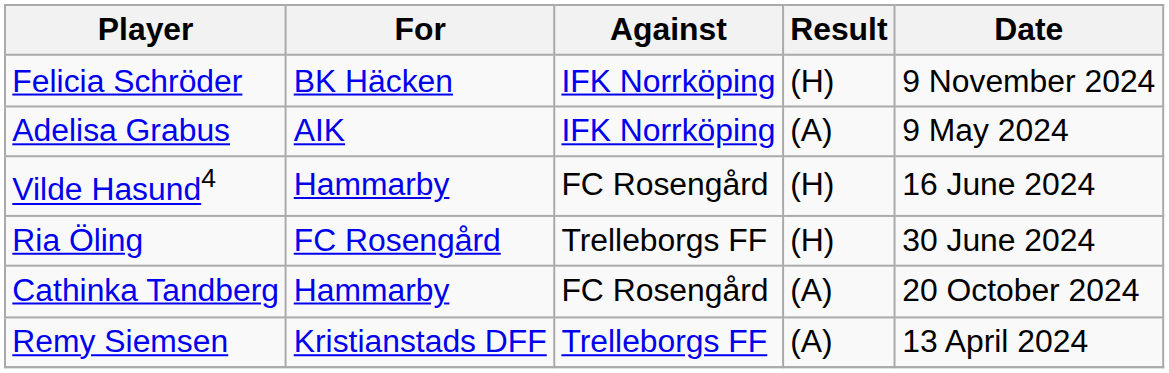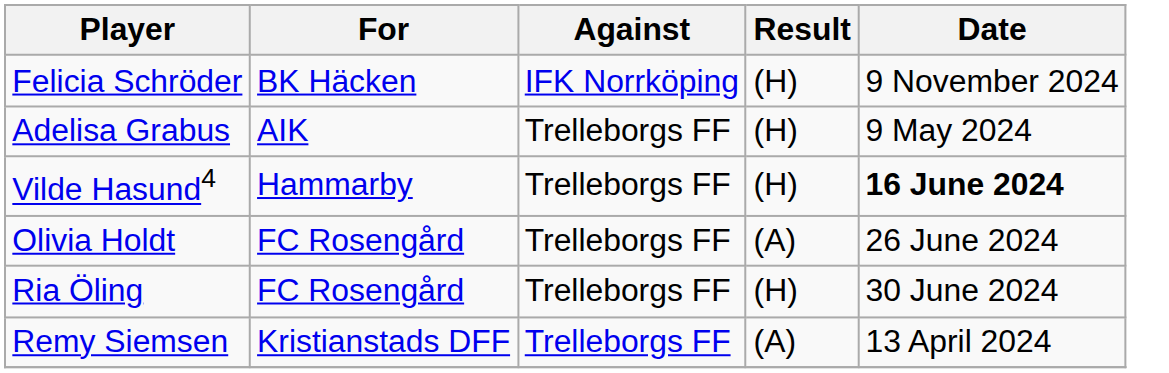(668, 130) IFK Norrköping -> (628, 130) Trelleborgs FF
(811, 130) (A) -> (776, 130) (H)
(665, 185) FC Rosengård -> (628, 185) Trelleborgs FF
(999, 185) normal -> (965, 185) bold
+ row: (94, 240)
- row: (146, 290)
